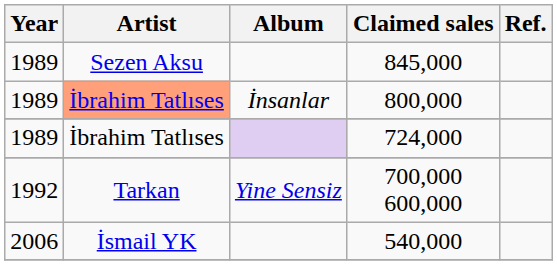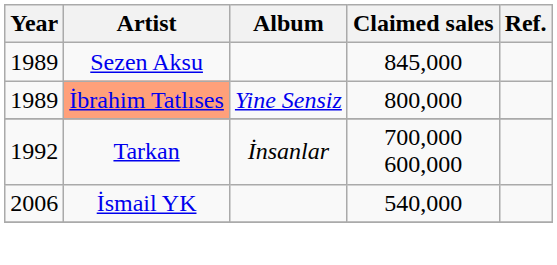(288, 99) İnsanlar -> (288, 99) Yine Sensiz
- row: (423, 137)
(288, 189) Yine Sensiz -> (288, 151) İnsanlar
